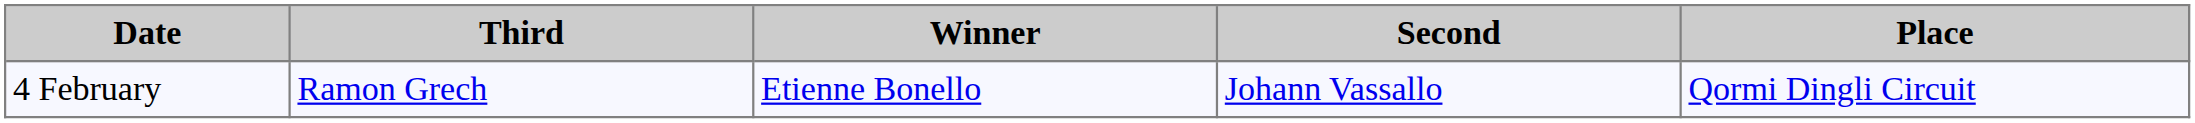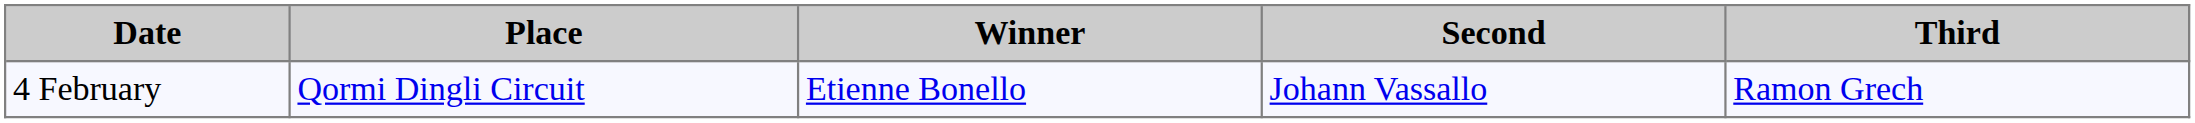columns swapped: (1935, 32) <-> (521, 32)
